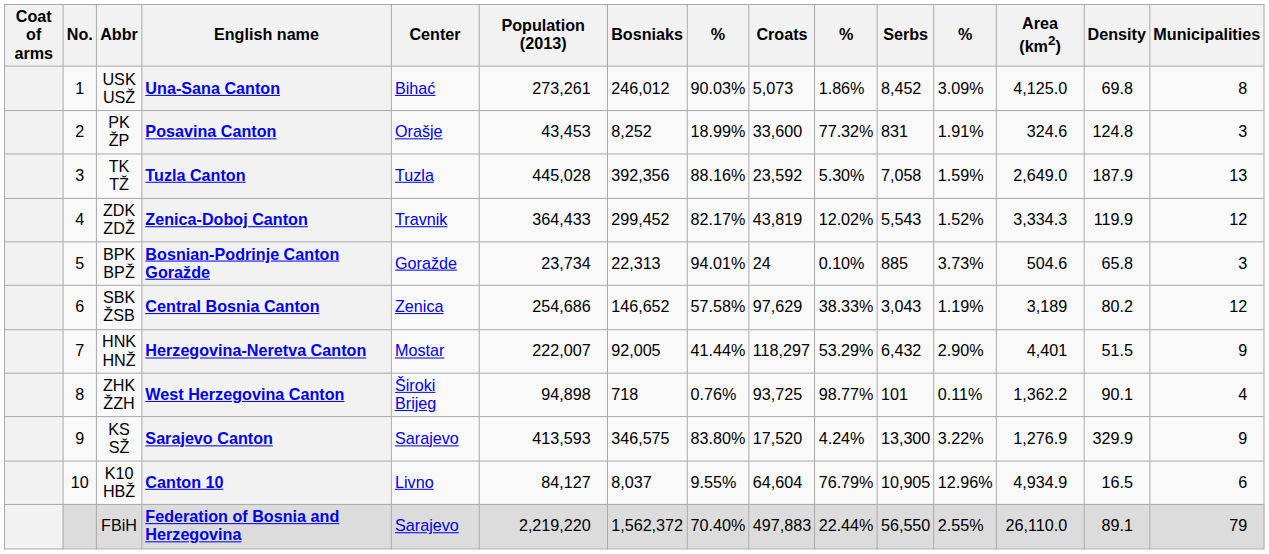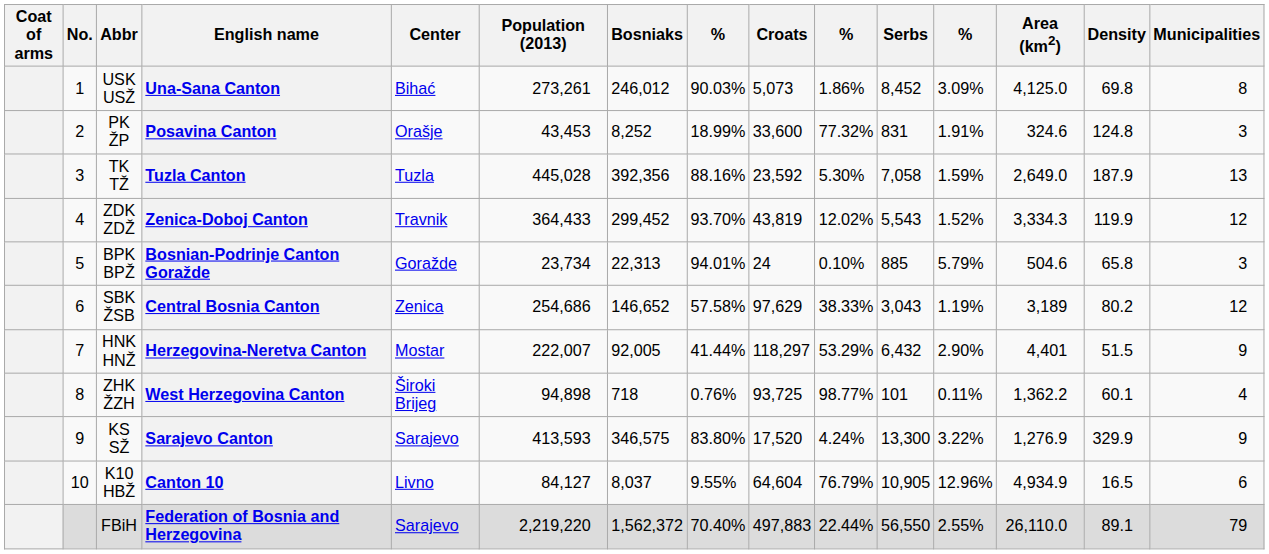(718, 219) 82.17% -> (718, 219) 93.70%
(961, 263) 3.73% -> (961, 263) 5.79%
(1117, 395) 90.1 -> (1117, 395) 60.1
